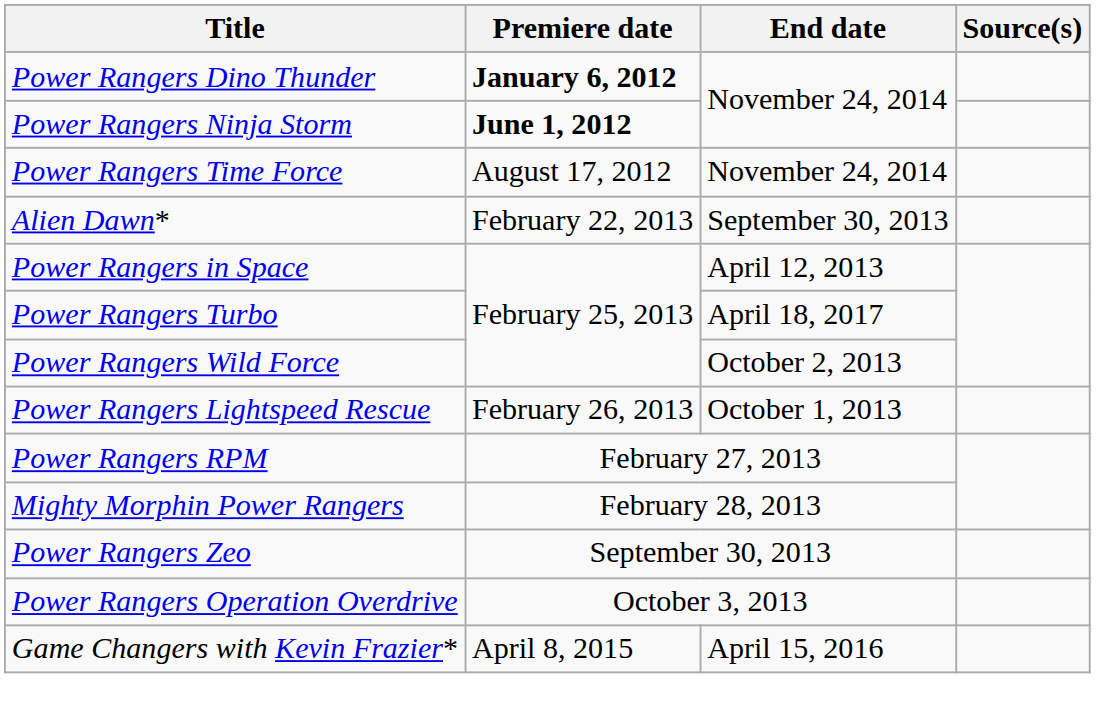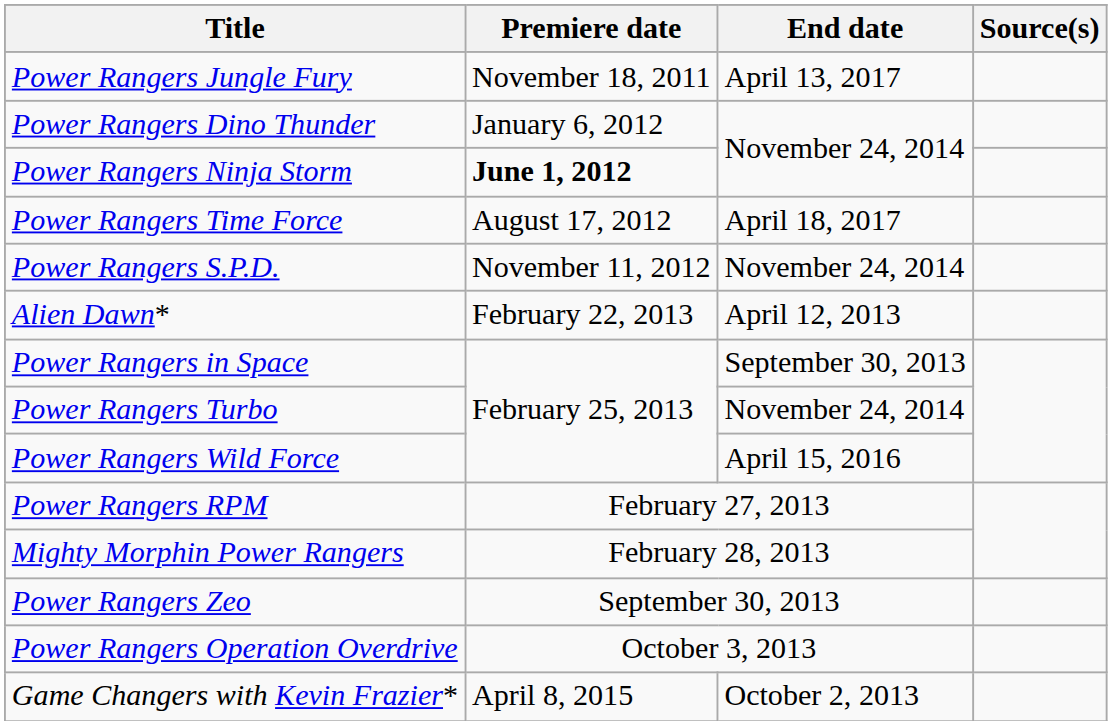+ row: (182, 76)
(574, 76) bold -> (568, 123) normal
(827, 171) November 24, 2014 -> (813, 219) April 18, 2017
+ row: (146, 266)
(828, 219) September 30, 2013 -> (813, 314) April 12, 2013
(795, 266) April 12, 2013 -> (845, 362) September 30, 2013
(795, 314) April 18, 2017 -> (844, 409) November 24, 2014
(804, 362) October 2, 2013 -> (813, 457) April 15, 2016
- row: (221, 409)
(795, 648) April 15, 2016 -> (822, 696) October 2, 2013
